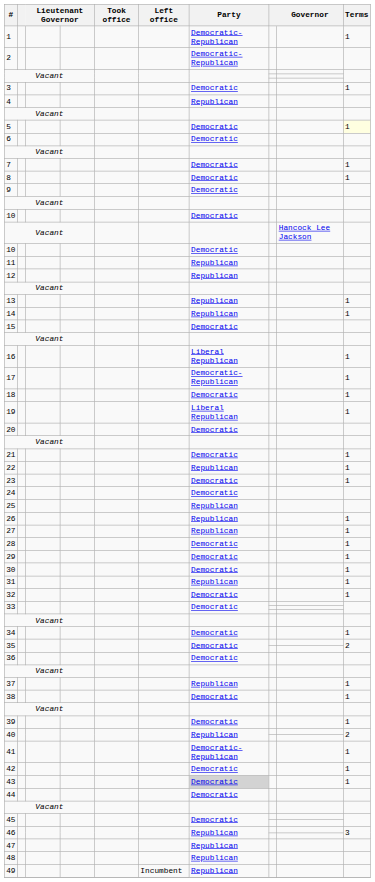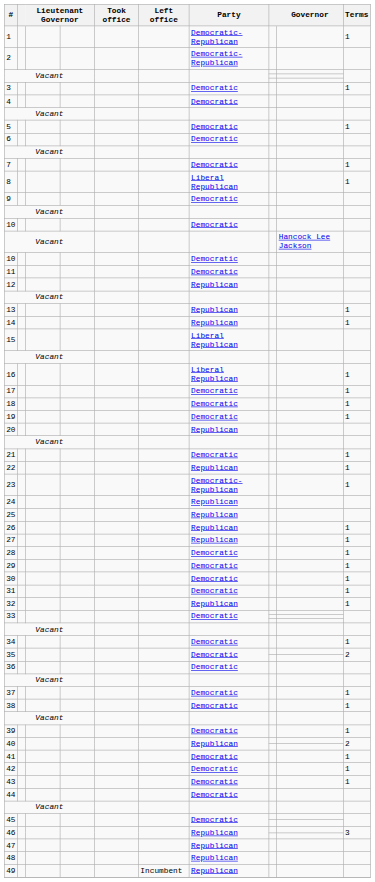(214, 101) Republican -> (214, 101) Democratic
(347, 127) lightyellow background -> (347, 127) no background
(214, 177) Democratic -> (214, 182) Liberal Republican
(214, 263) Republican -> (214, 272) Democratic
(214, 326) Democratic -> (214, 340) Liberal Republican
(217, 378) Democratic-Republican -> (214, 391) Democratic
(214, 412) Liberal Republican -> (214, 417) Democratic
(214, 430) Democratic -> (214, 430) Republican
(214, 480) Democratic -> (217, 485) Democratic-Republican
(214, 493) Democratic -> (214, 502) Republican
(214, 582) Republican -> (214, 591) Democratic
(214, 595) Democratic -> (214, 604) Republican
(214, 684) Republican -> (214, 693) Democratic
(217, 752) Democratic-Republican -> (214, 756) Democratic
(214, 782) lightgrey background -> (214, 782) no background
